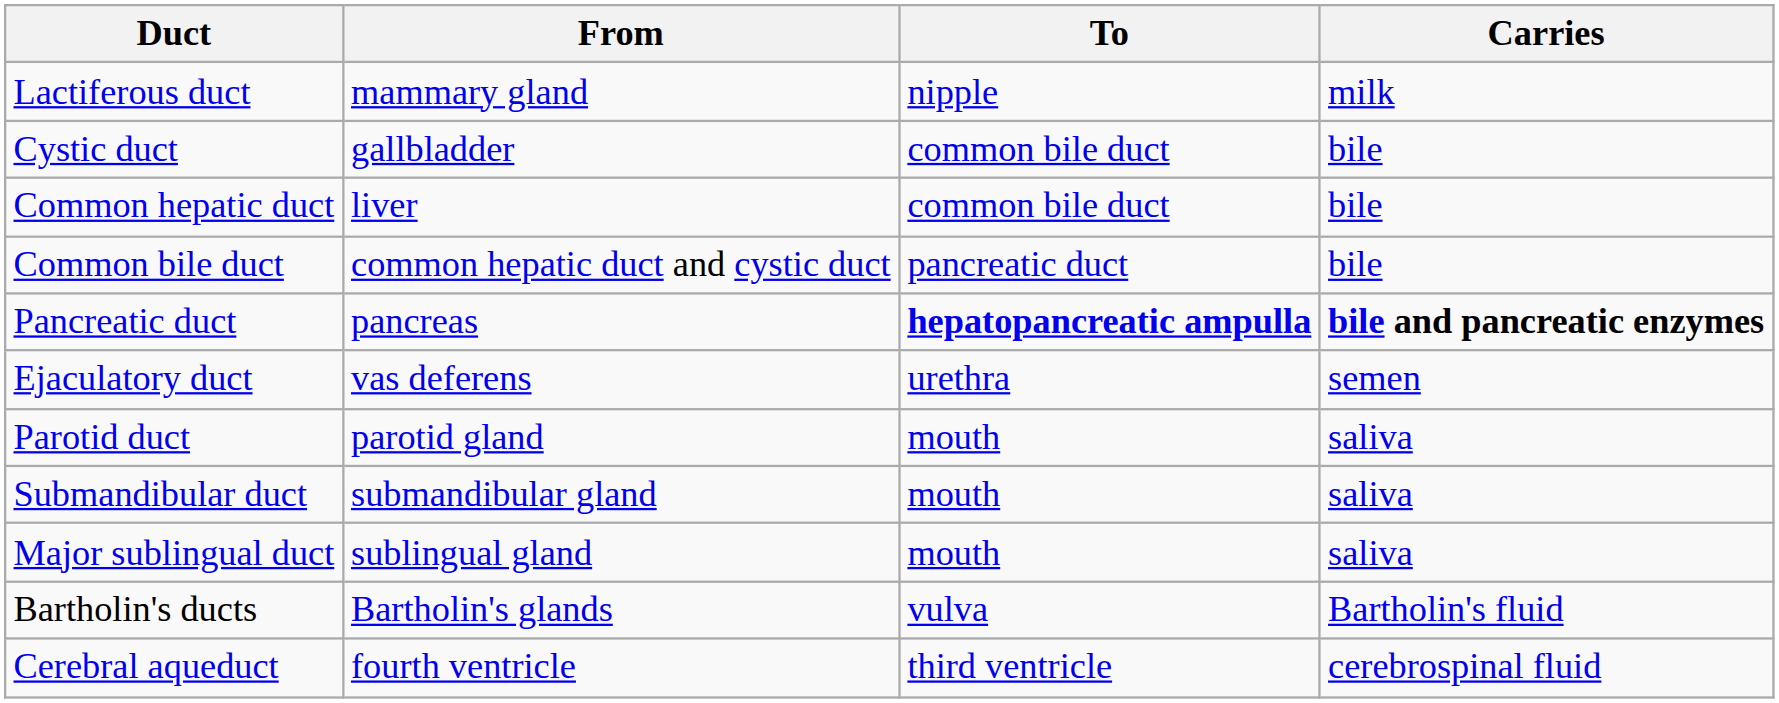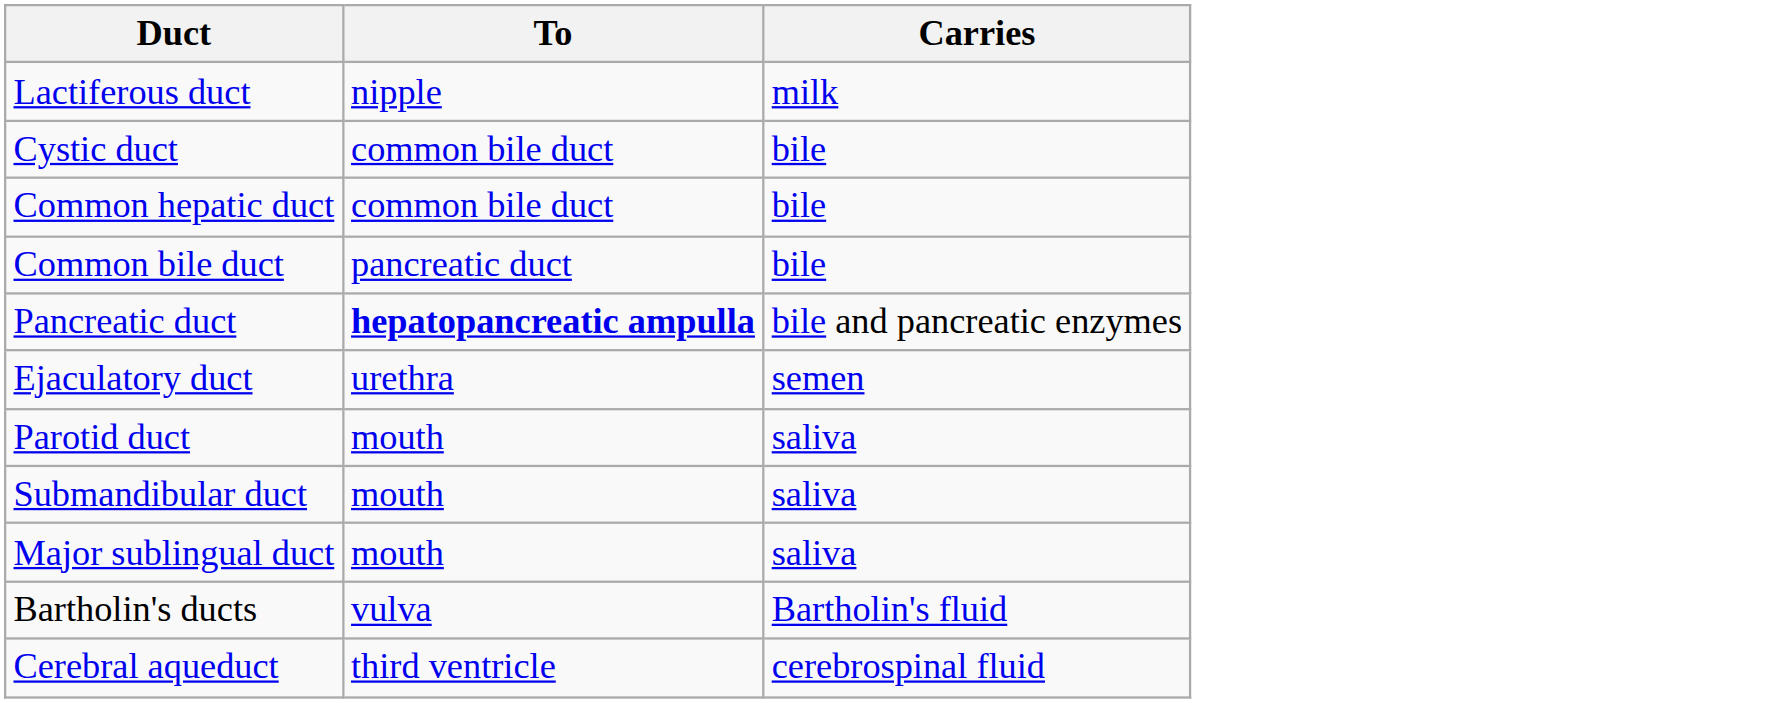- column: (621, 33)
(1546, 321) bold -> (977, 321) normal
